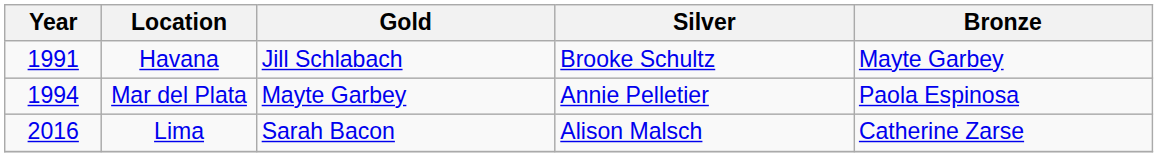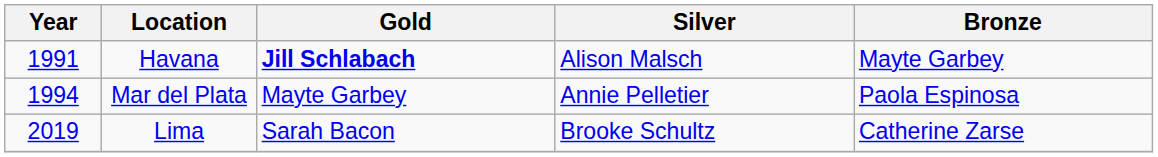(332, 59) normal -> (339, 59) bold
(638, 59) Brooke Schultz -> (631, 59) Alison Malsch
(53, 132) 2016 -> (53, 132) 2019
(631, 132) Alison Malsch -> (638, 132) Brooke Schultz
